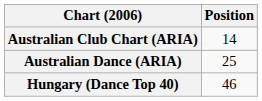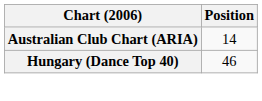- row: (103, 61)
